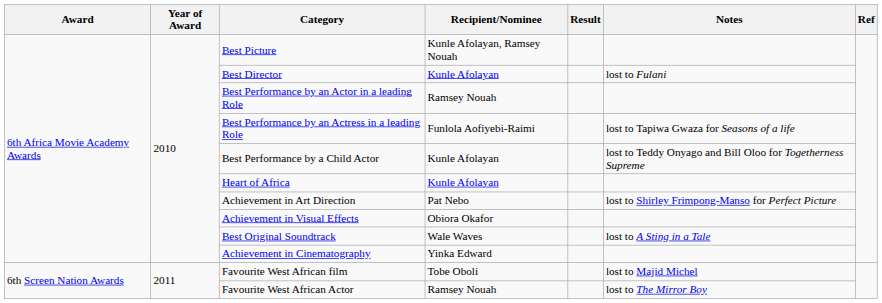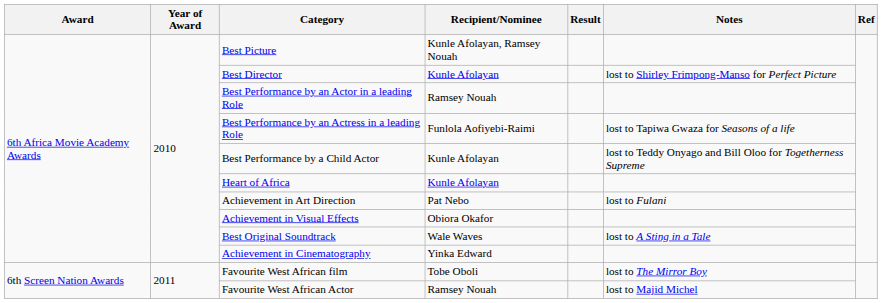(636, 74) lost to Fulani -> (721, 74) lost to Shirley Frimpong-Manso for Perfect Picture
(721, 200) lost to Shirley Frimpong-Manso for Perfect Picture -> (636, 200) lost to Fulani
(652, 271) lost to Majid Michel -> (656, 271) lost to The Mirror Boy
(656, 289) lost to The Mirror Boy -> (652, 289) lost to Majid Michel
